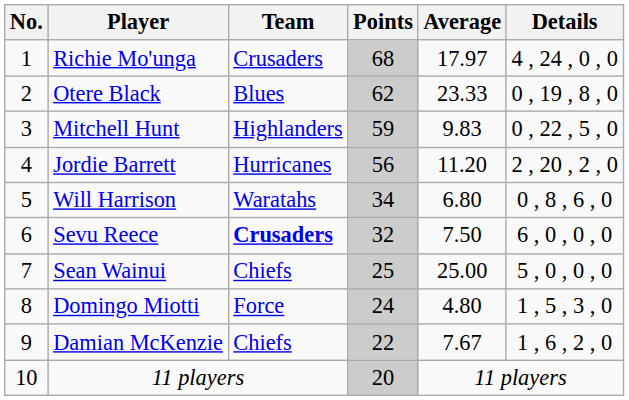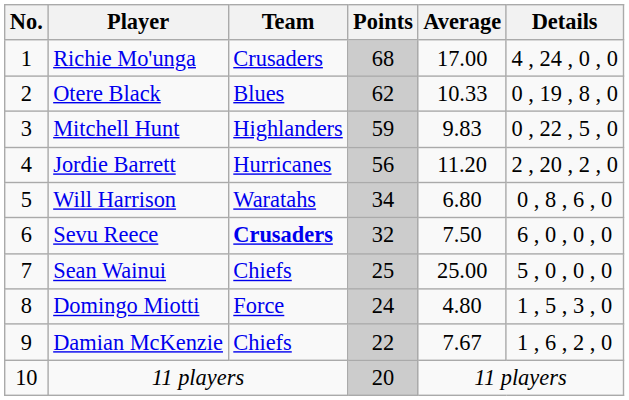(462, 57) 17.97 -> (462, 57) 17.00
(462, 93) 23.33 -> (462, 93) 10.33
